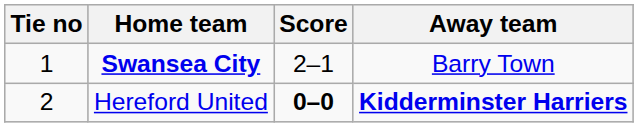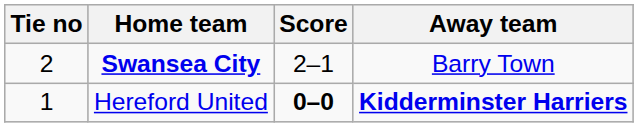(46, 63) 1 -> (46, 63) 2
(46, 102) 2 -> (46, 102) 1
